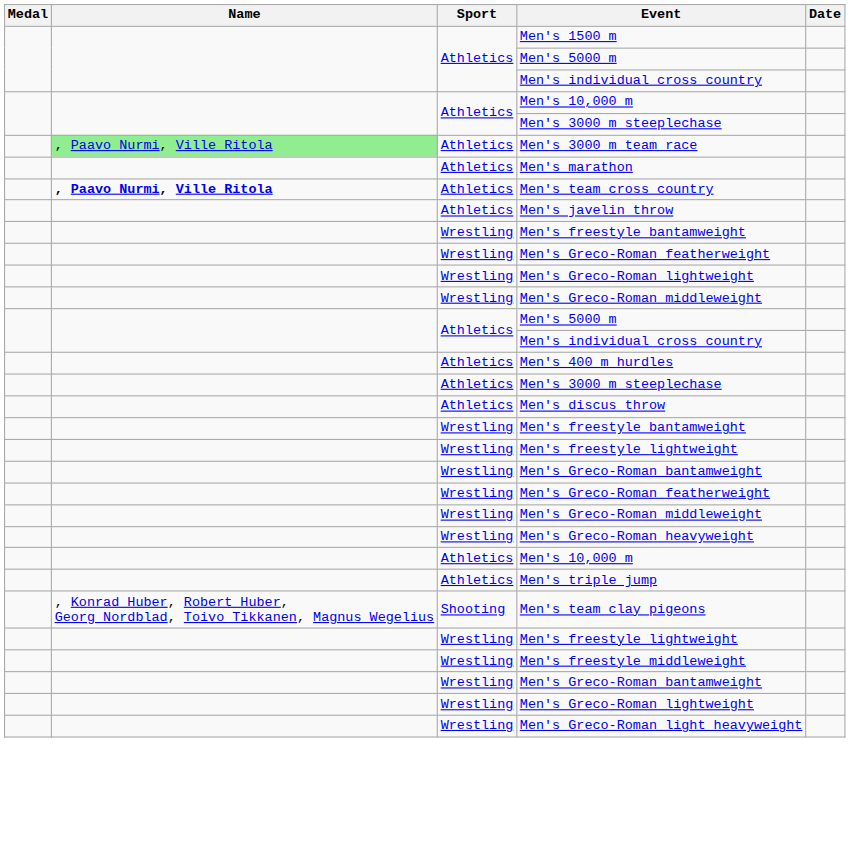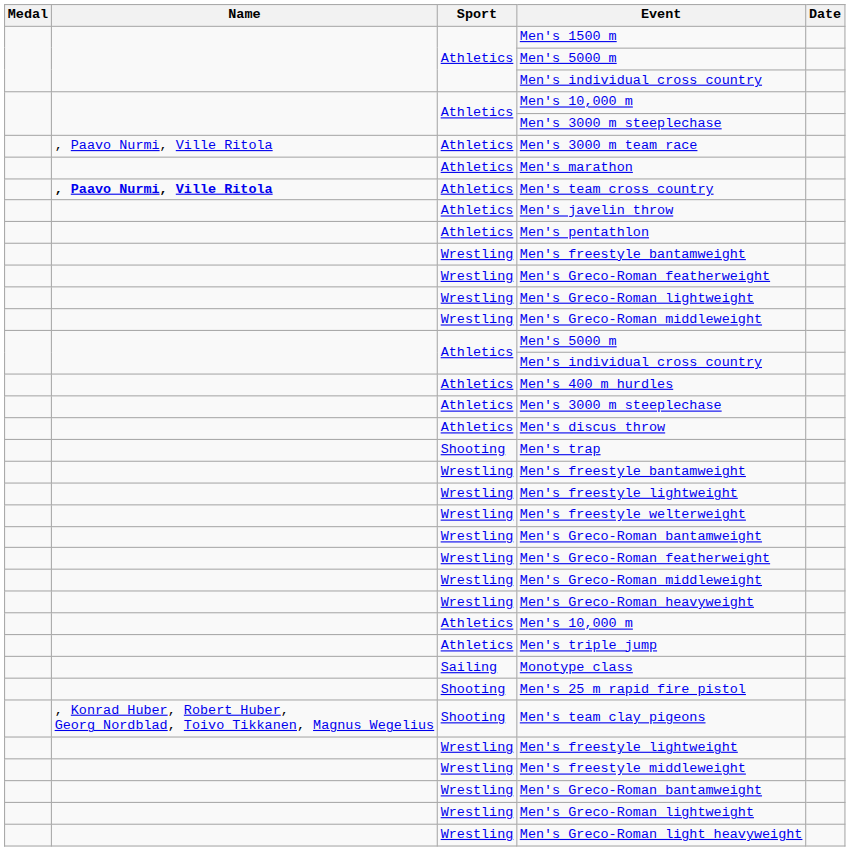(164, 146) lightgreen background -> (164, 146) no background
+ row: (477, 233)
+ row: (473, 450)
+ row: (477, 516)
+ row: (469, 668)
+ row: (473, 689)
